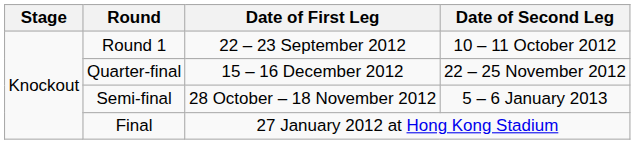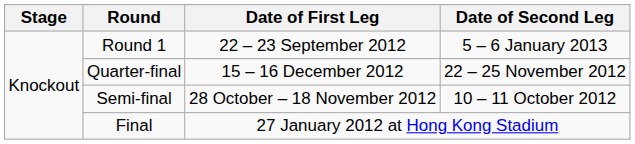(535, 44) 10 – 11 October 2012 -> (535, 44) 5 – 6 January 2013
(535, 98) 5 – 6 January 2013 -> (535, 98) 10 – 11 October 2012
